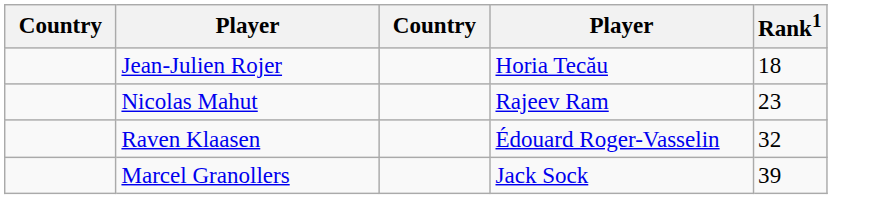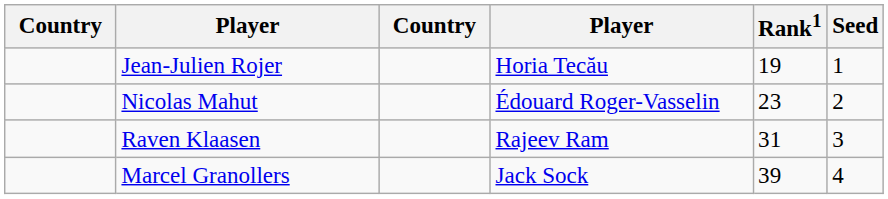+ column: (855, 25)
(770, 65) 18 -> (770, 65) 19
(552, 102) Rajeev Ram -> (608, 102) Édouard Roger-Vasselin
(608, 138) Édouard Roger-Vasselin -> (552, 138) Rajeev Ram
(770, 138) 32 -> (770, 138) 31
